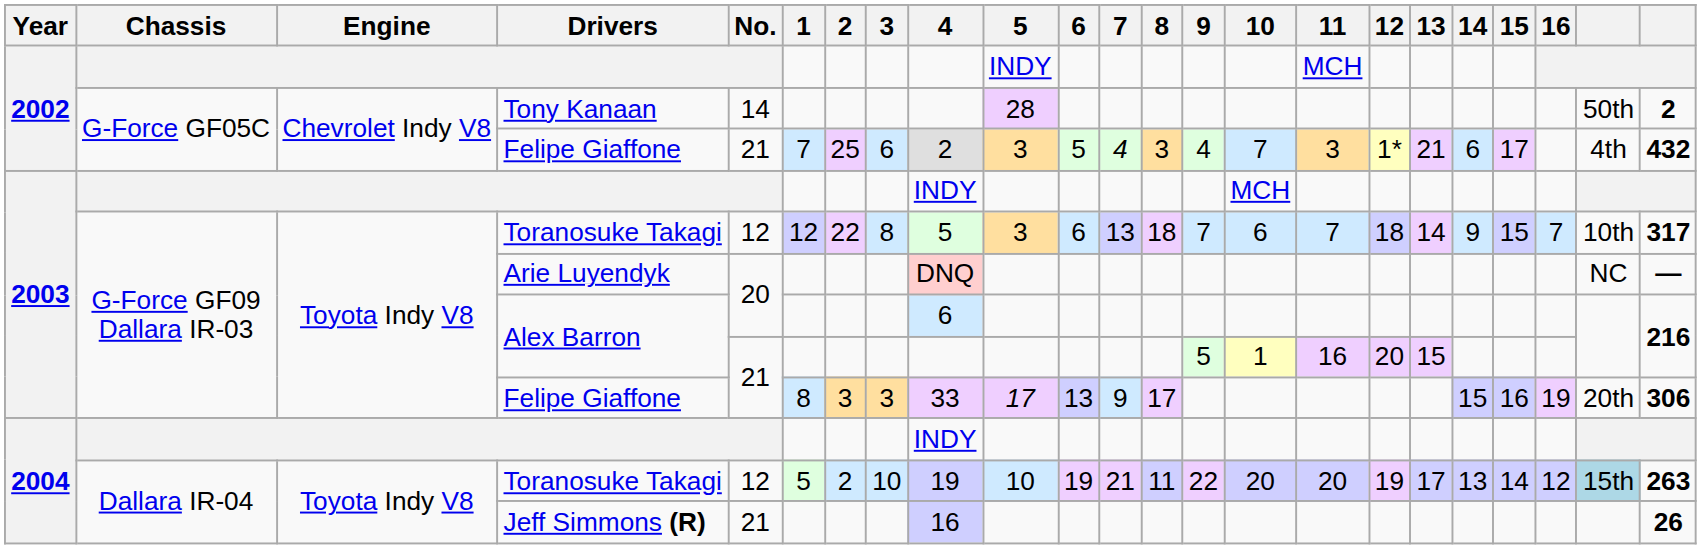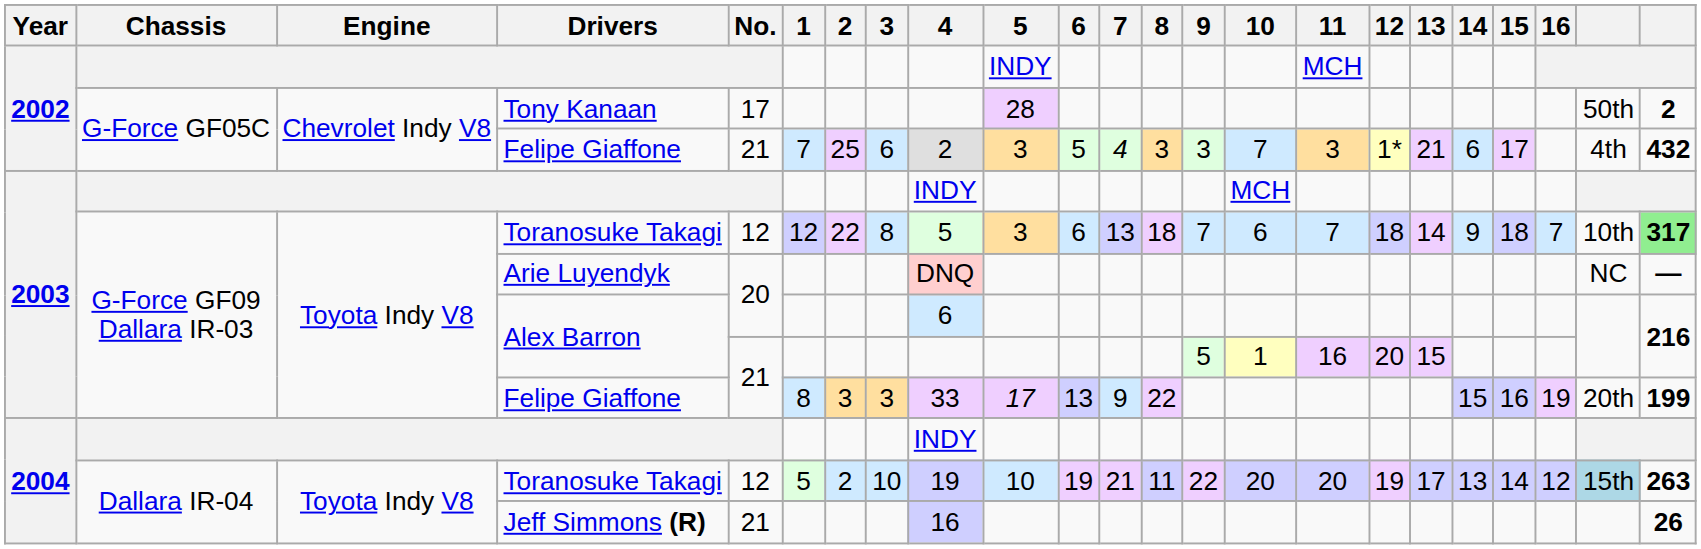(755, 108) 14 -> (755, 108) 17
(1203, 149) 4 -> (1203, 149) 3
(1514, 232) 15 -> (1514, 232) 18
(1668, 232) no background -> (1668, 232) lightgreen background
(1162, 398) 17 -> (1162, 398) 22
(1668, 398) 306 -> (1668, 398) 199
